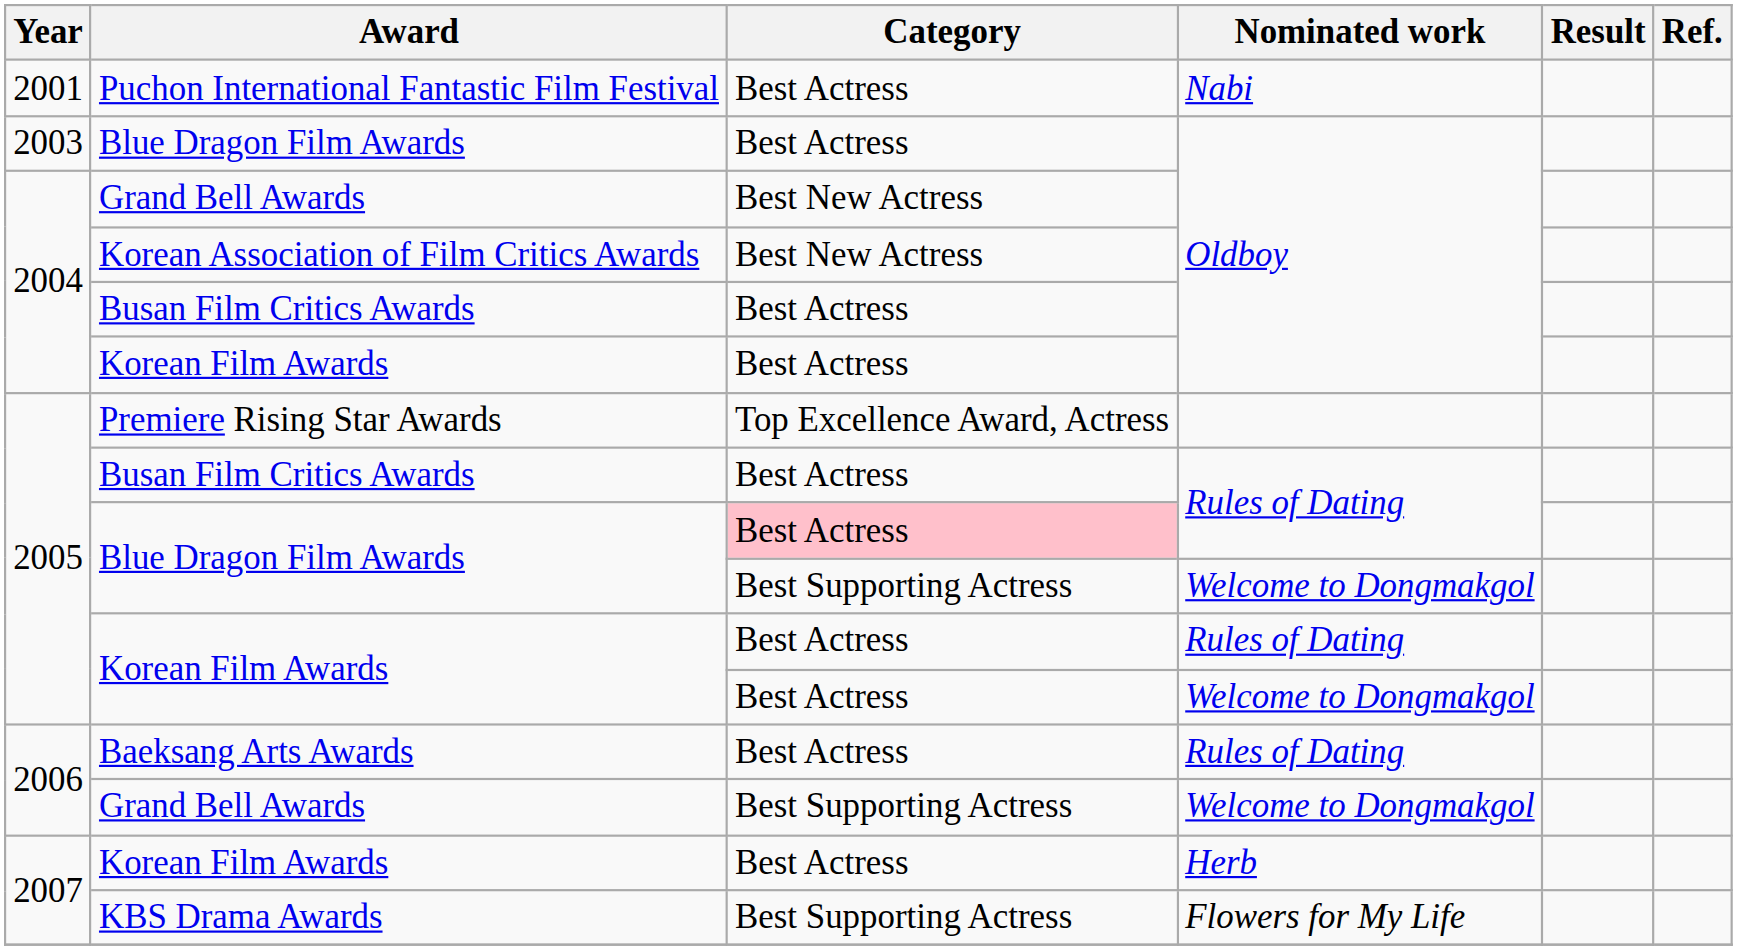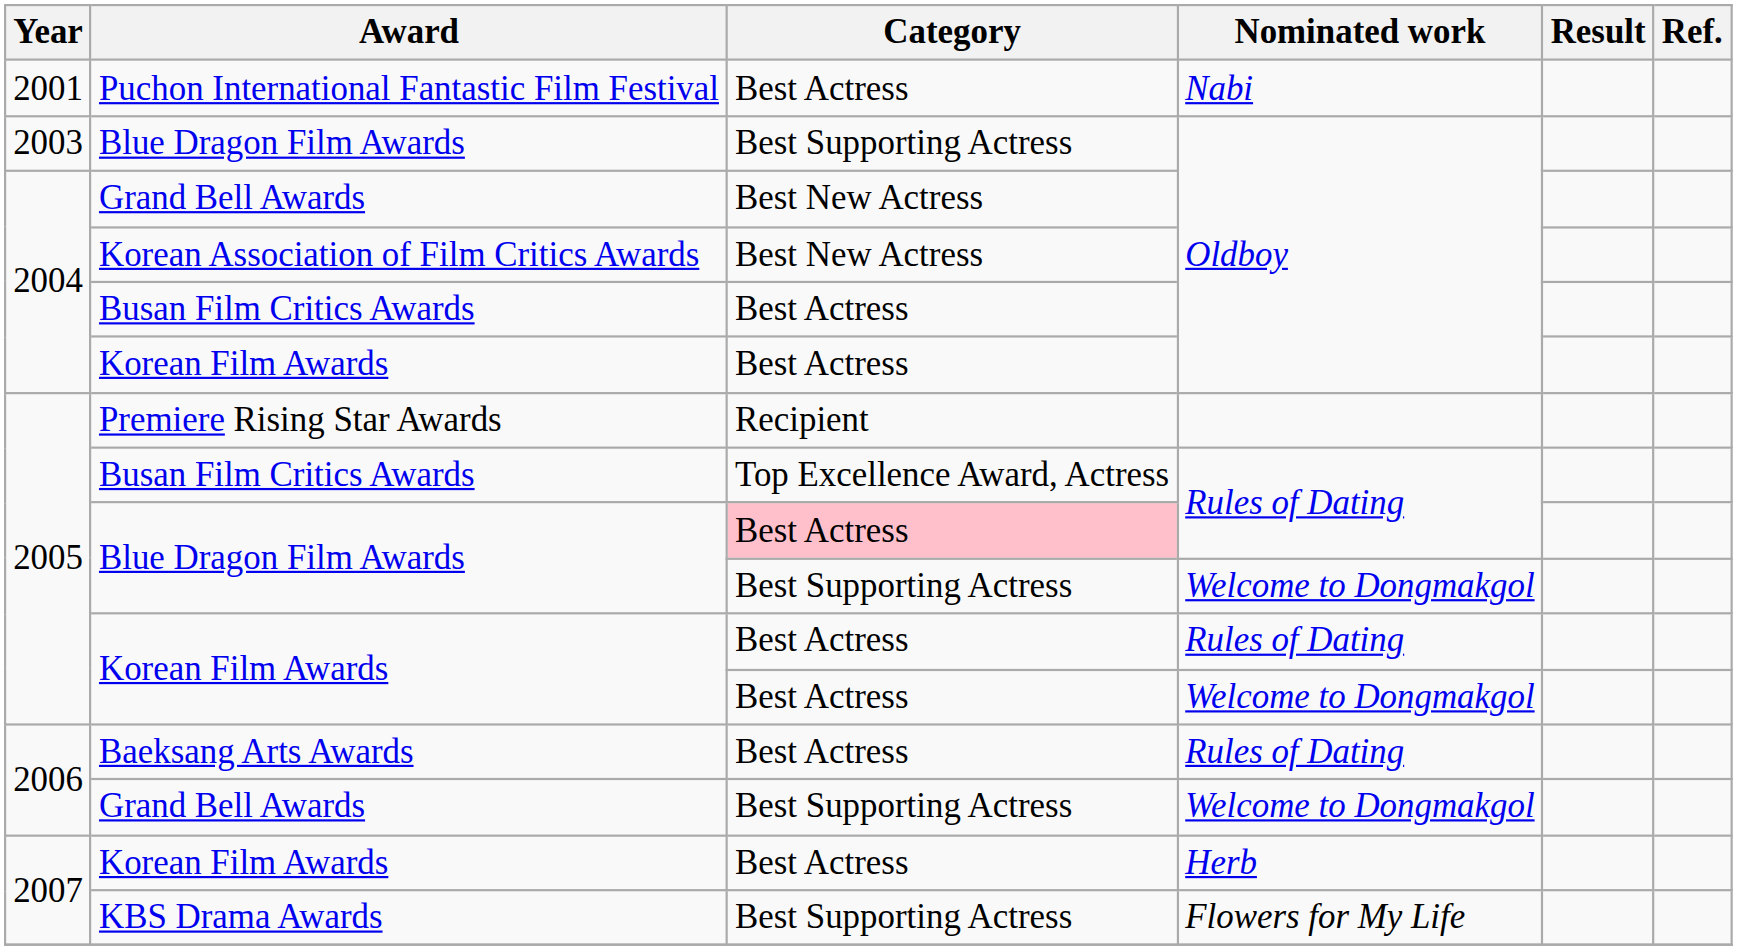(822, 142) Best Actress -> (904, 142) Best Supporting Actress
(952, 419) Top Excellence Award, Actress -> (802, 419) Recipient
(822, 474) Best Actress -> (952, 474) Top Excellence Award, Actress
